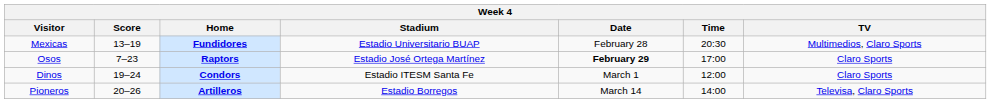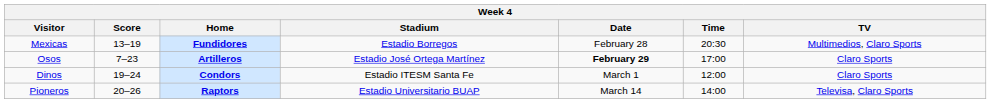(419, 43) Estadio Universitario BUAP -> (419, 43) Estadio Borregos
(220, 59) Raptors -> (220, 59) Artilleros
(220, 91) Artilleros -> (220, 91) Raptors
(419, 91) Estadio Borregos -> (419, 91) Estadio Universitario BUAP
